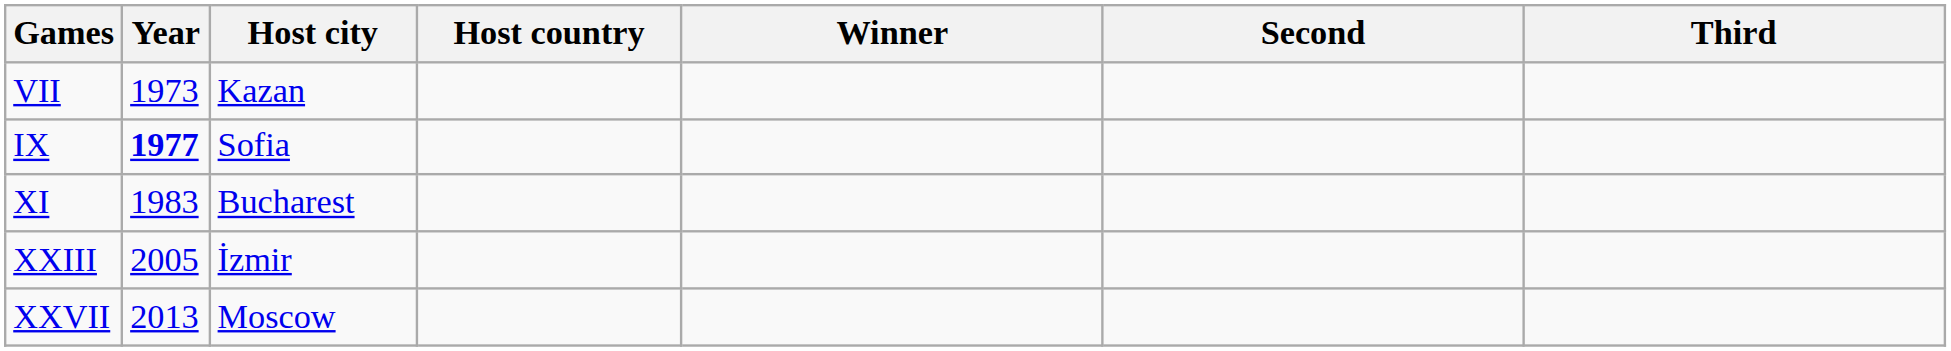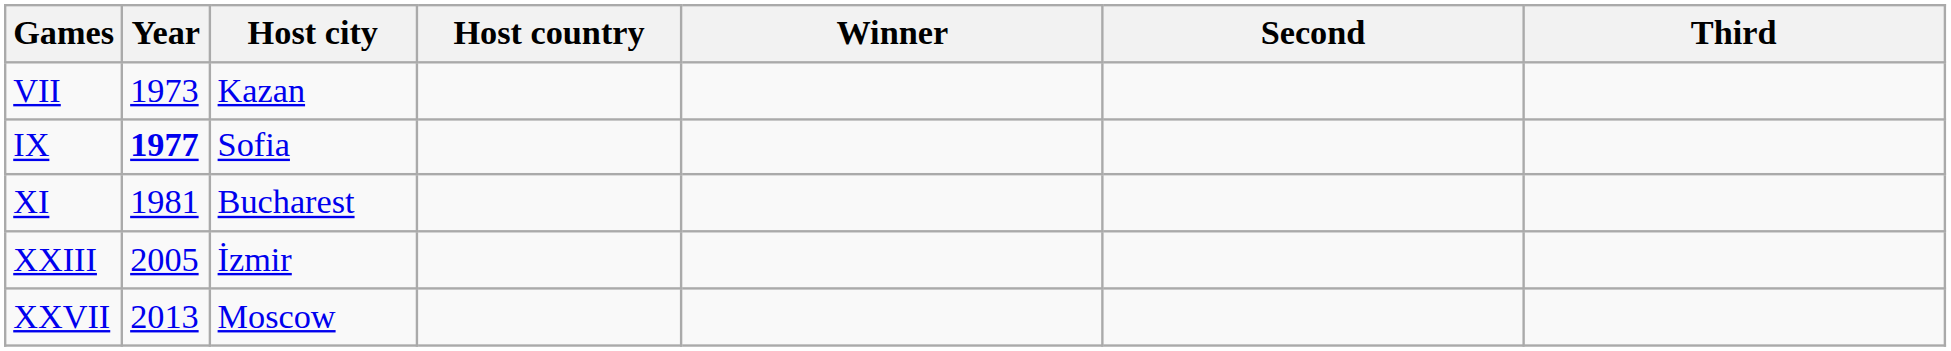(164, 202) 1983 -> (164, 202) 1981
